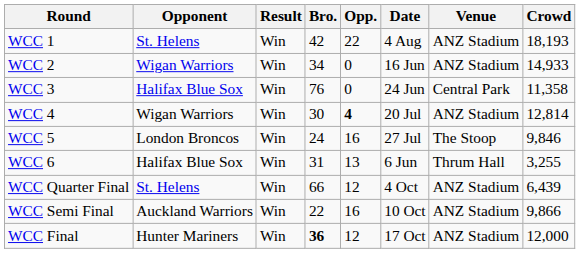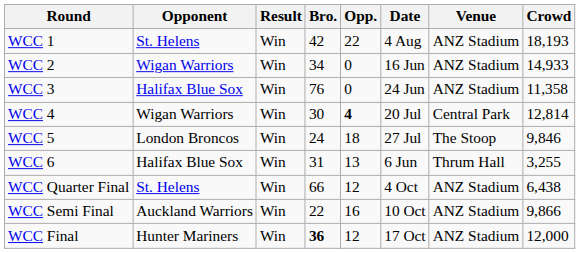(471, 89) Central Park -> (476, 89) ANZ Stadium
(476, 114) ANZ Stadium -> (471, 114) Central Park
(352, 138) 16 -> (352, 138) 18
(544, 187) 6,439 -> (544, 187) 6,438
